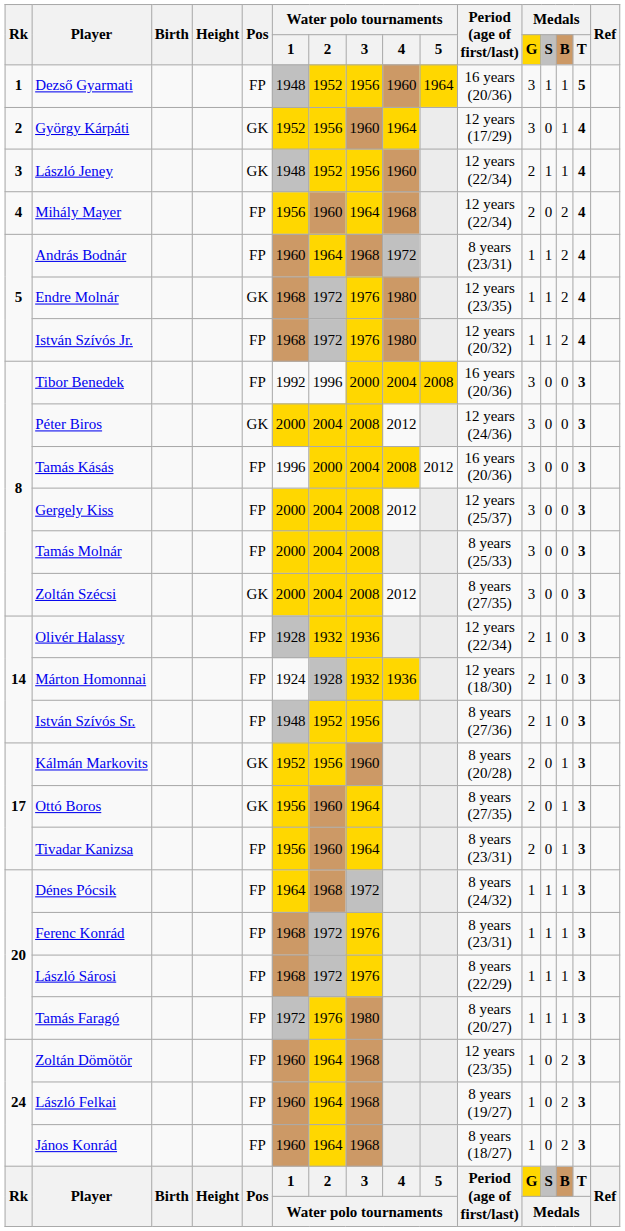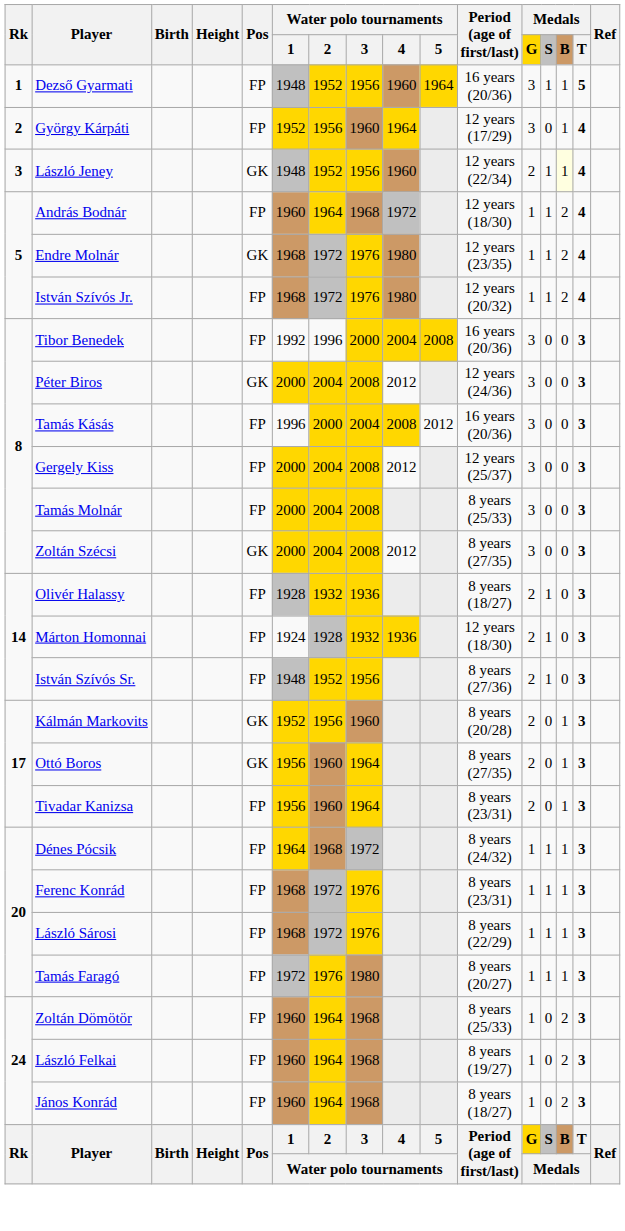(257, 128) GK -> (257, 128) FP
(565, 170) no background -> (565, 170) lightyellow background
- row: (78, 213)
(490, 255) 8 years (23/31) -> (490, 213) 12 years (18/30)
(490, 637) 12 years (22/34) -> (490, 594) 8 years (18/27)
(490, 1060) 12 years (23/35) -> (490, 1018) 8 years (25/33)
